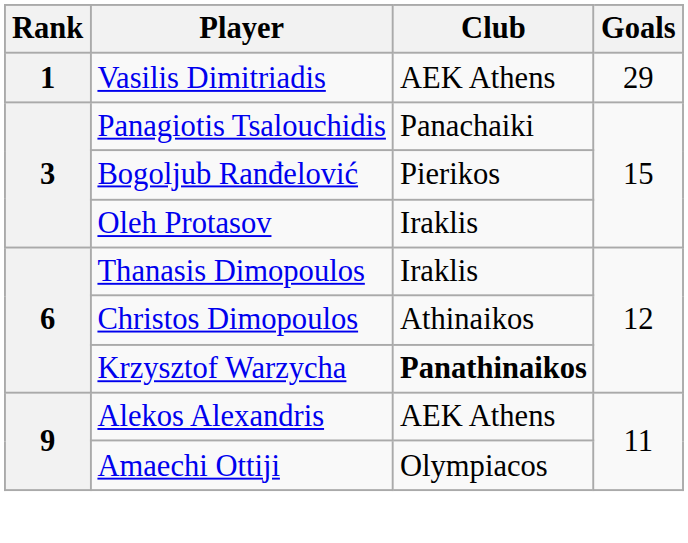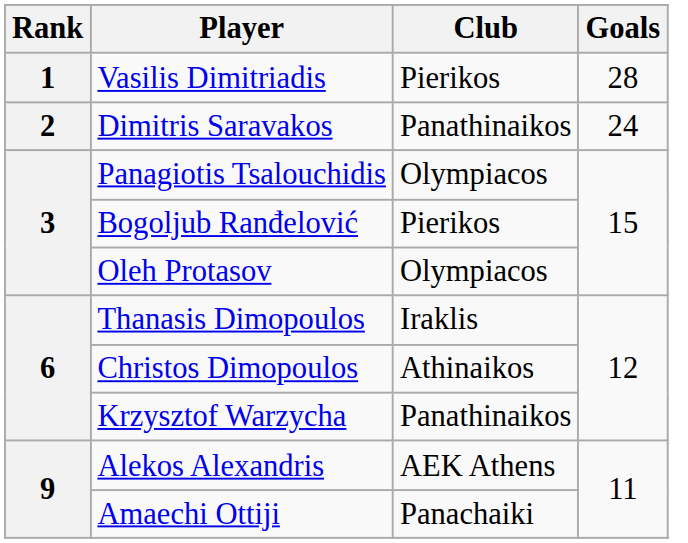(478, 77) AEK Athens -> (450, 77) Pierikos
(638, 77) 29 -> (623, 77) 28
+ row: (215, 125)
(467, 125) Panachaiki -> (474, 174) Olympiacos
(439, 222) Iraklis -> (474, 271) Olympiacos
(493, 367) bold -> (486, 416) normal
(474, 464) Olympiacos -> (467, 513) Panachaiki
